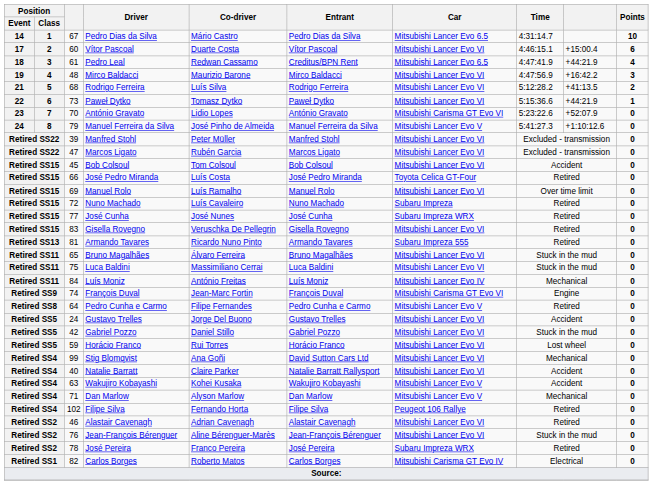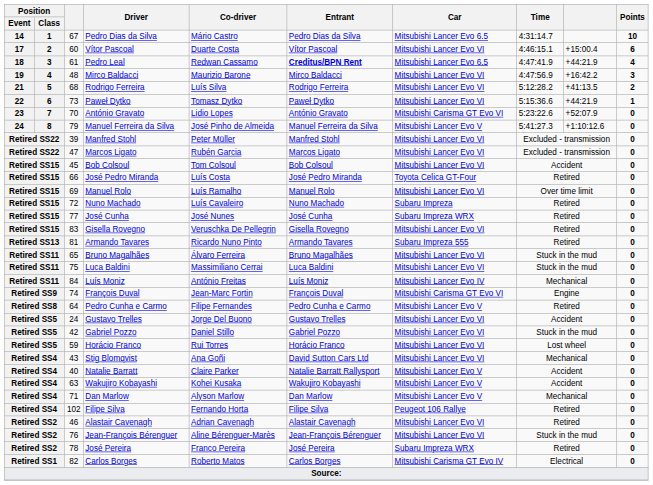(323, 62) normal -> (325, 62) bold
(74, 358) 99 -> (74, 358) 43
(439, 370) Mitsubishi Lancer Evo VI -> (438, 370) Mitsubishi Lancer Evo V
